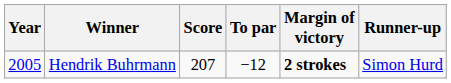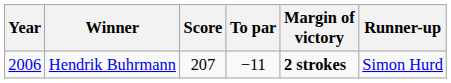(25, 64) 2005 -> (25, 64) 2006
(253, 64) −12 -> (253, 64) −11
